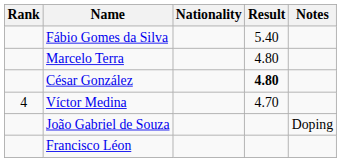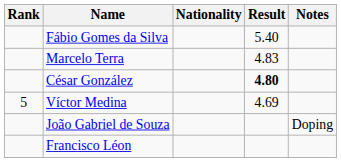(267, 59) 4.80 -> (267, 59) 4.83
(24, 102) 4 -> (24, 102) 5
(267, 102) 4.70 -> (267, 102) 4.69
